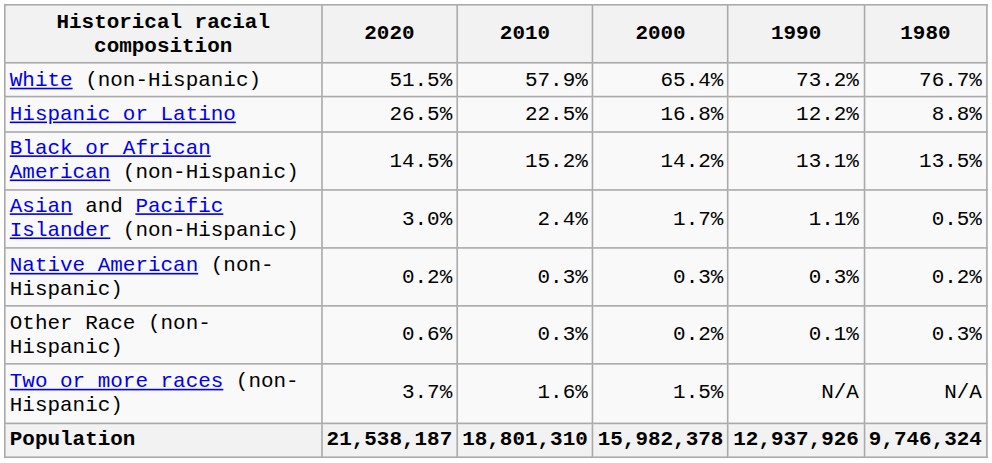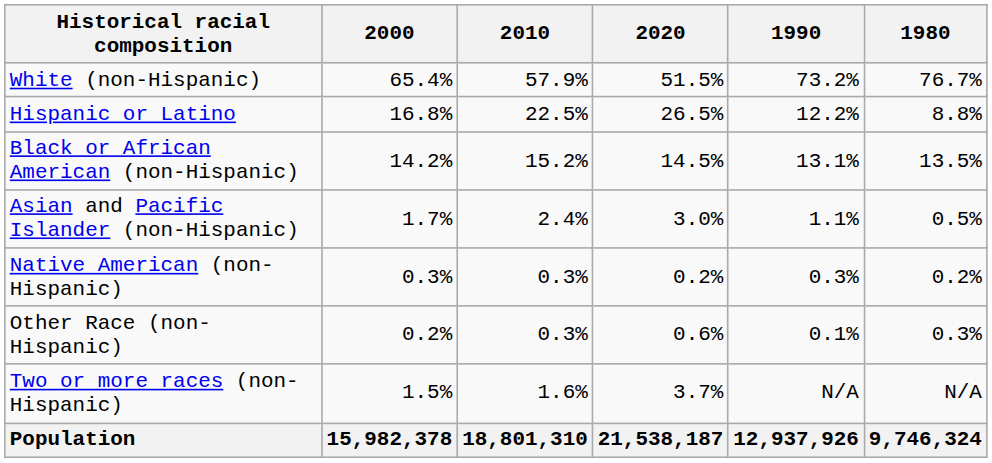columns swapped: (389, 34) <-> (661, 34)
